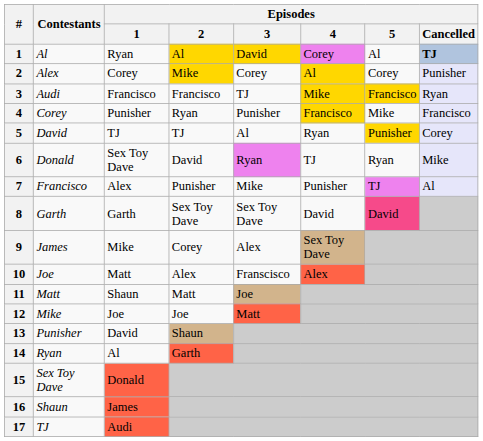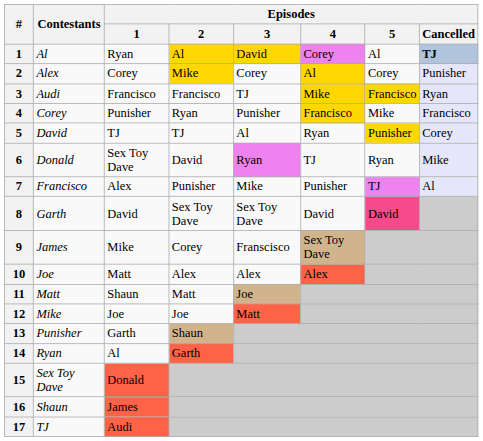(122, 213) Garth -> (123, 213) David
(248, 247) Alex -> (263, 247) Franscisco
(263, 274) Franscisco -> (248, 274) Alex
(123, 333) David -> (122, 333) Garth
